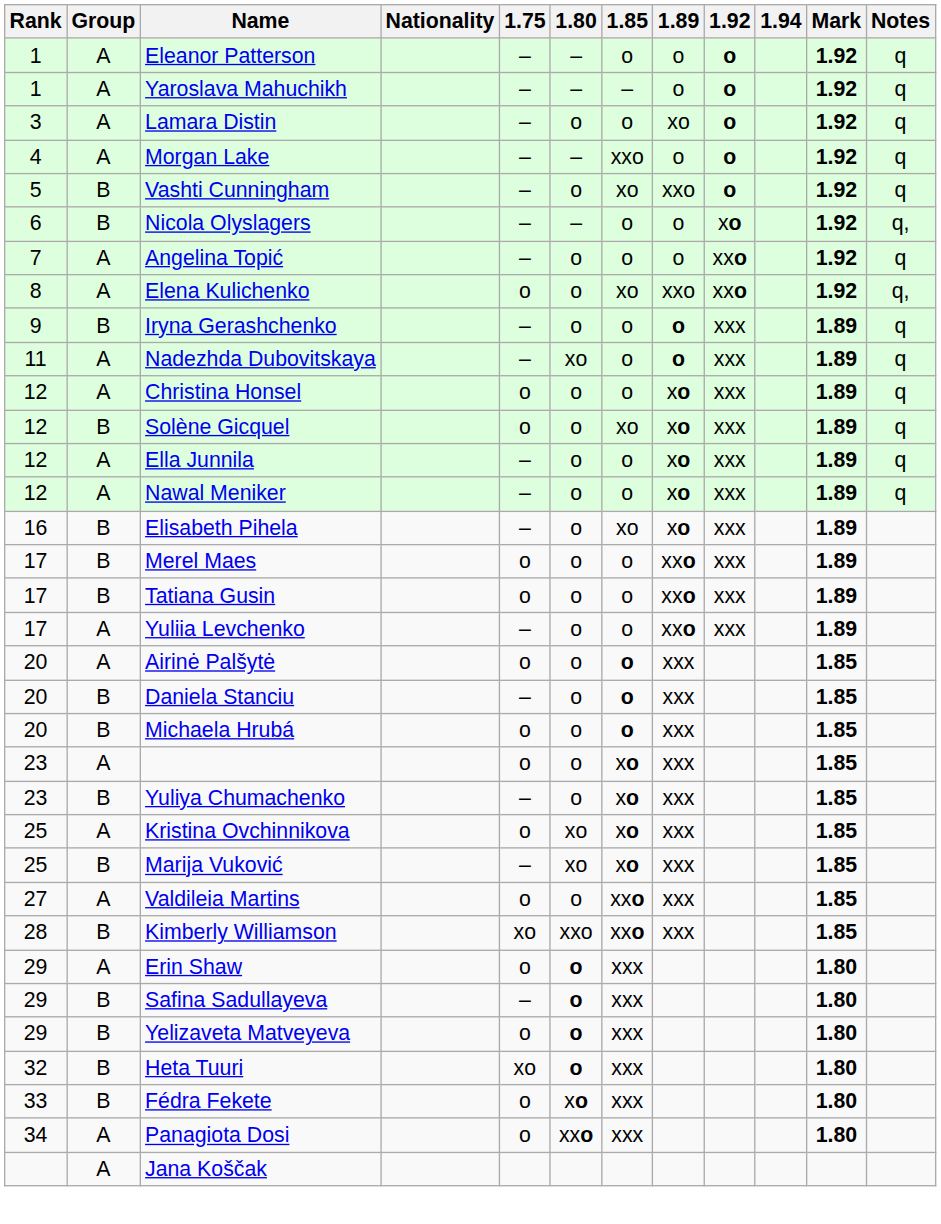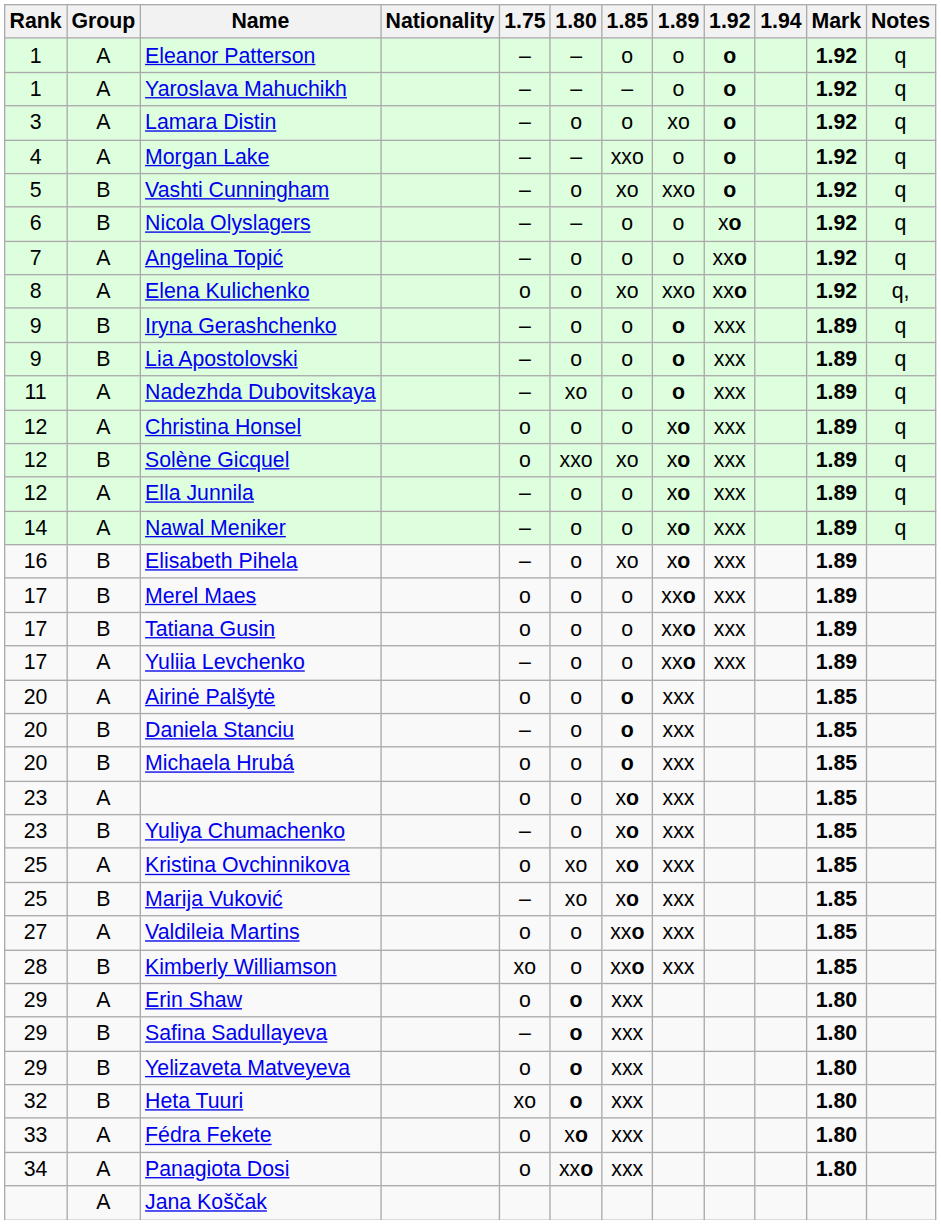(901, 223) q, -> (901, 223) q
+ row: (221, 358)
(576, 426) o -> (576, 460) xxo
(36, 493) 12 -> (36, 527) 14
(576, 932) xxo -> (576, 966) o
(103, 1101) B -> (103, 1135) A
